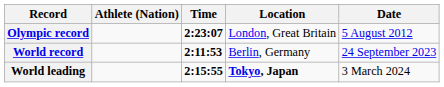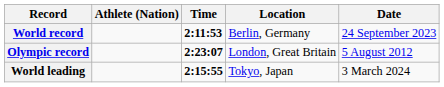rows swapped: (48, 52) <-> (48, 33)
(263, 71) bold -> (261, 71) normal
